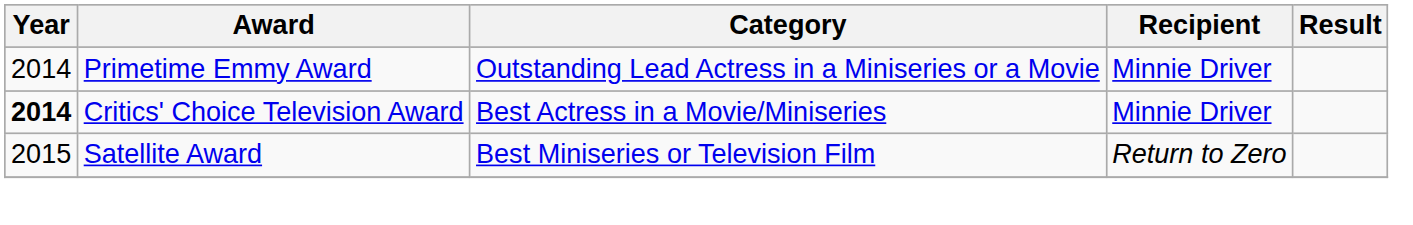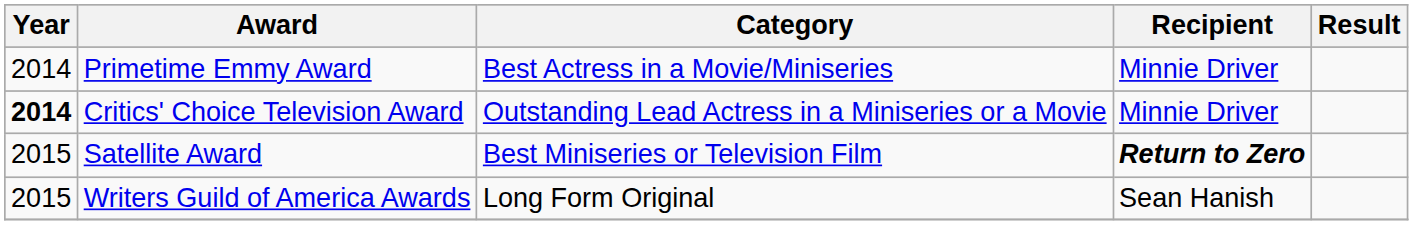(788, 68) Outstanding Lead Actress in a Miniseries or a Movie -> (688, 68) Best Actress in a Movie/Miniseries
(681, 111) Best Actress in a Movie/Miniseries -> (795, 111) Outstanding Lead Actress in a Miniseries or a Movie
(1199, 154) normal -> (1212, 154) bold
+ row: (277, 197)
